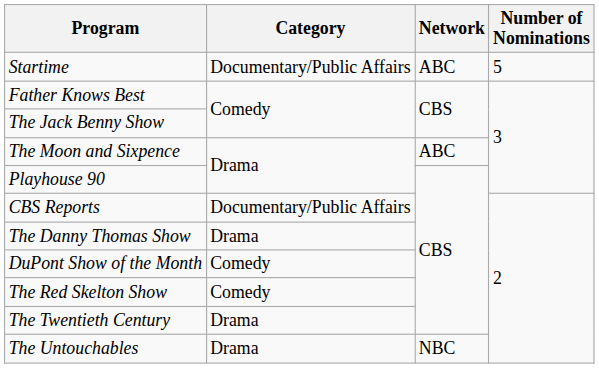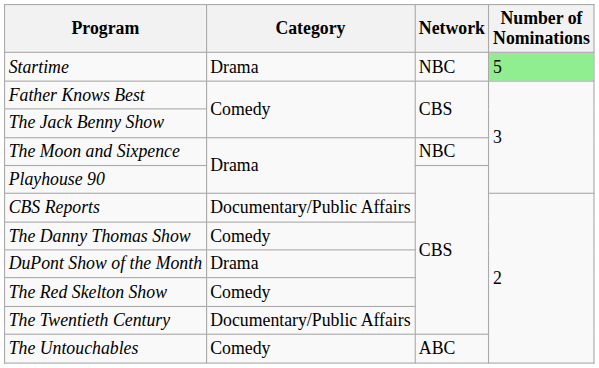(310, 66) Documentary/Public Affairs -> (234, 66) Drama
(437, 66) ABC -> (437, 66) NBC
(498, 66) no background -> (498, 66) lightgreen background
(437, 151) ABC -> (437, 151) NBC
(234, 235) Drama -> (240, 235) Comedy
(240, 263) Comedy -> (234, 263) Drama
(234, 320) Drama -> (310, 320) Documentary/Public Affairs
(234, 348) Drama -> (240, 348) Comedy
(437, 348) NBC -> (437, 348) ABC
